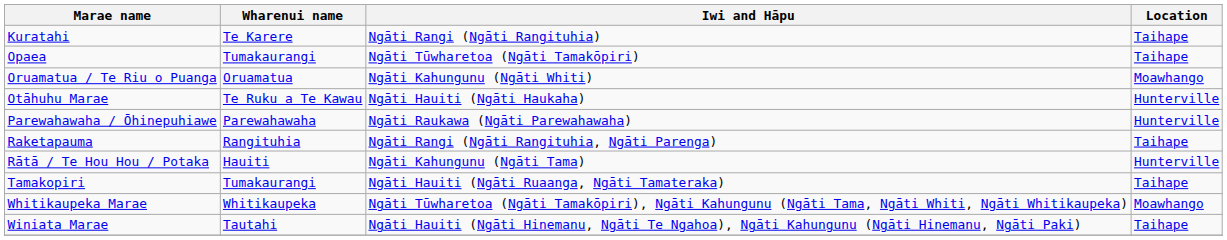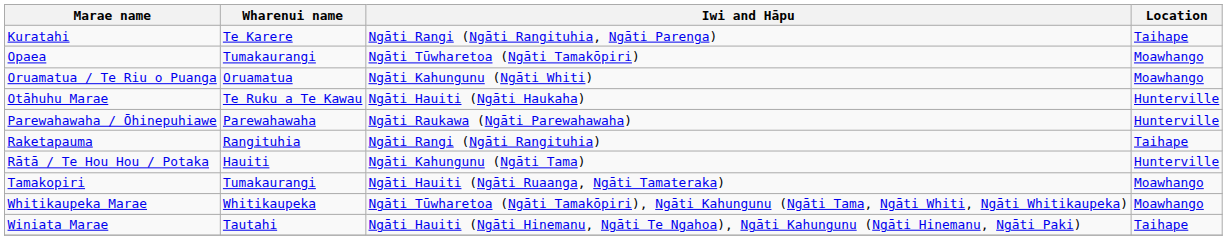(485, 36) Ngāti Rangi (Ngāti Rangituhia) -> (543, 36) Ngāti Rangi (Ngāti Rangituhia, Ngāti Parenga)
(1161, 57) Taihape -> (1169, 57) Moawhango
(543, 141) Ngāti Rangi (Ngāti Rangituhia, Ngāti Parenga) -> (485, 141) Ngāti Rangi (Ngāti Rangituhia)
(1161, 183) Taihape -> (1169, 183) Moawhango
